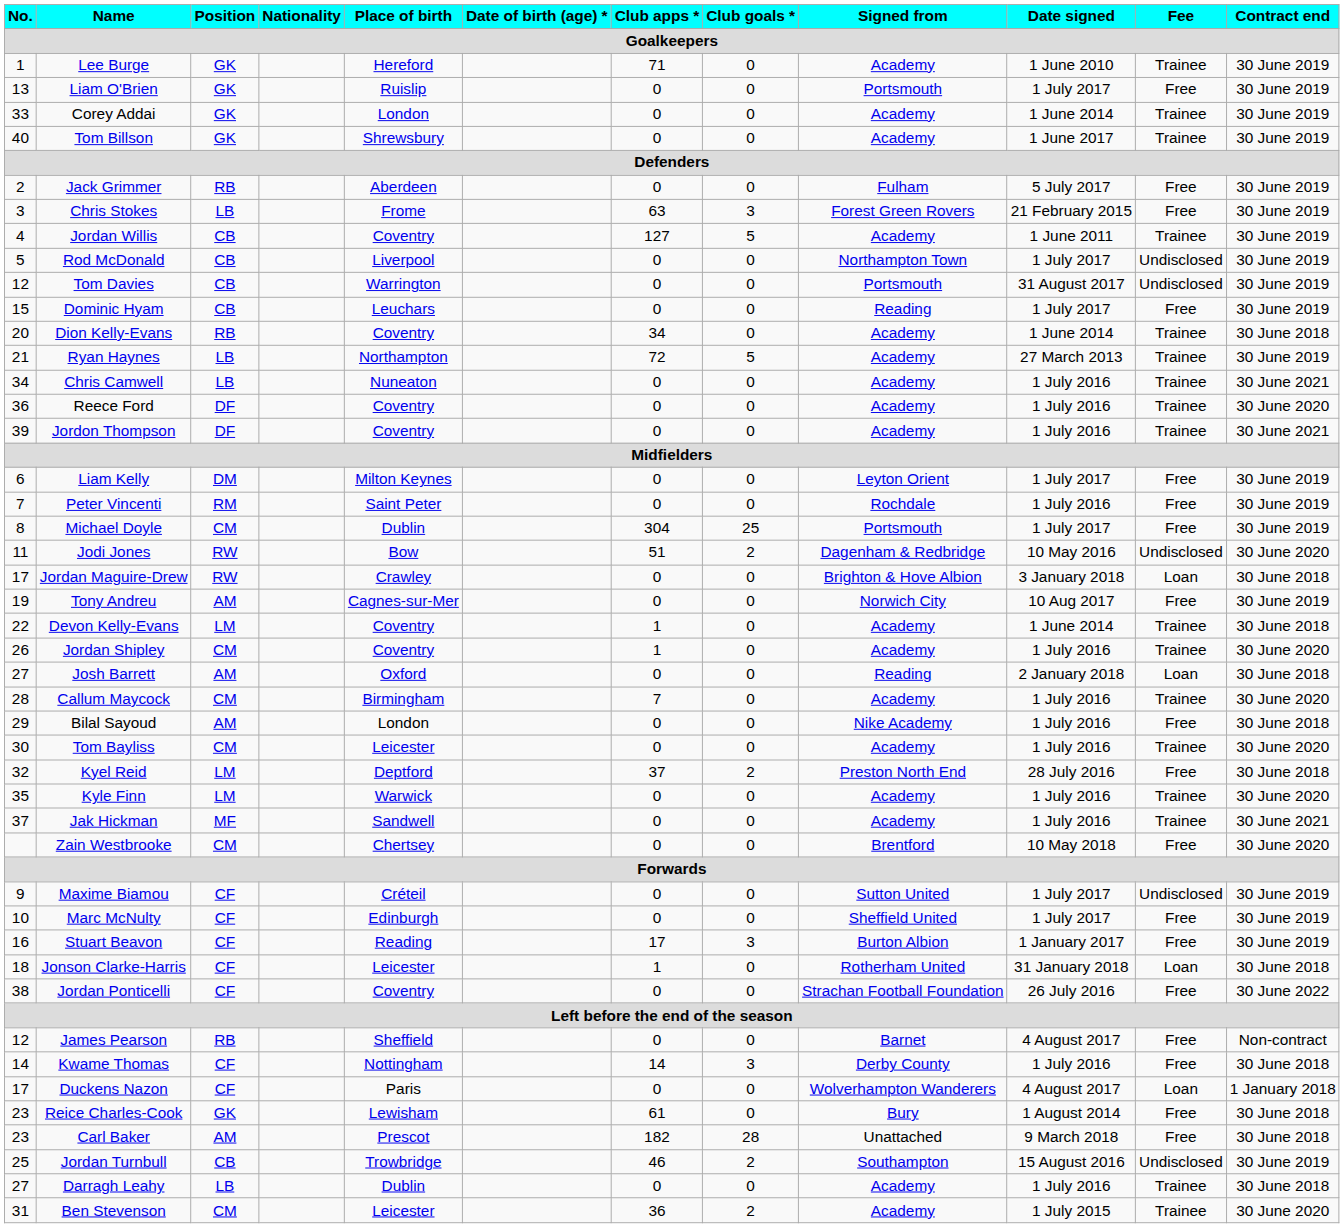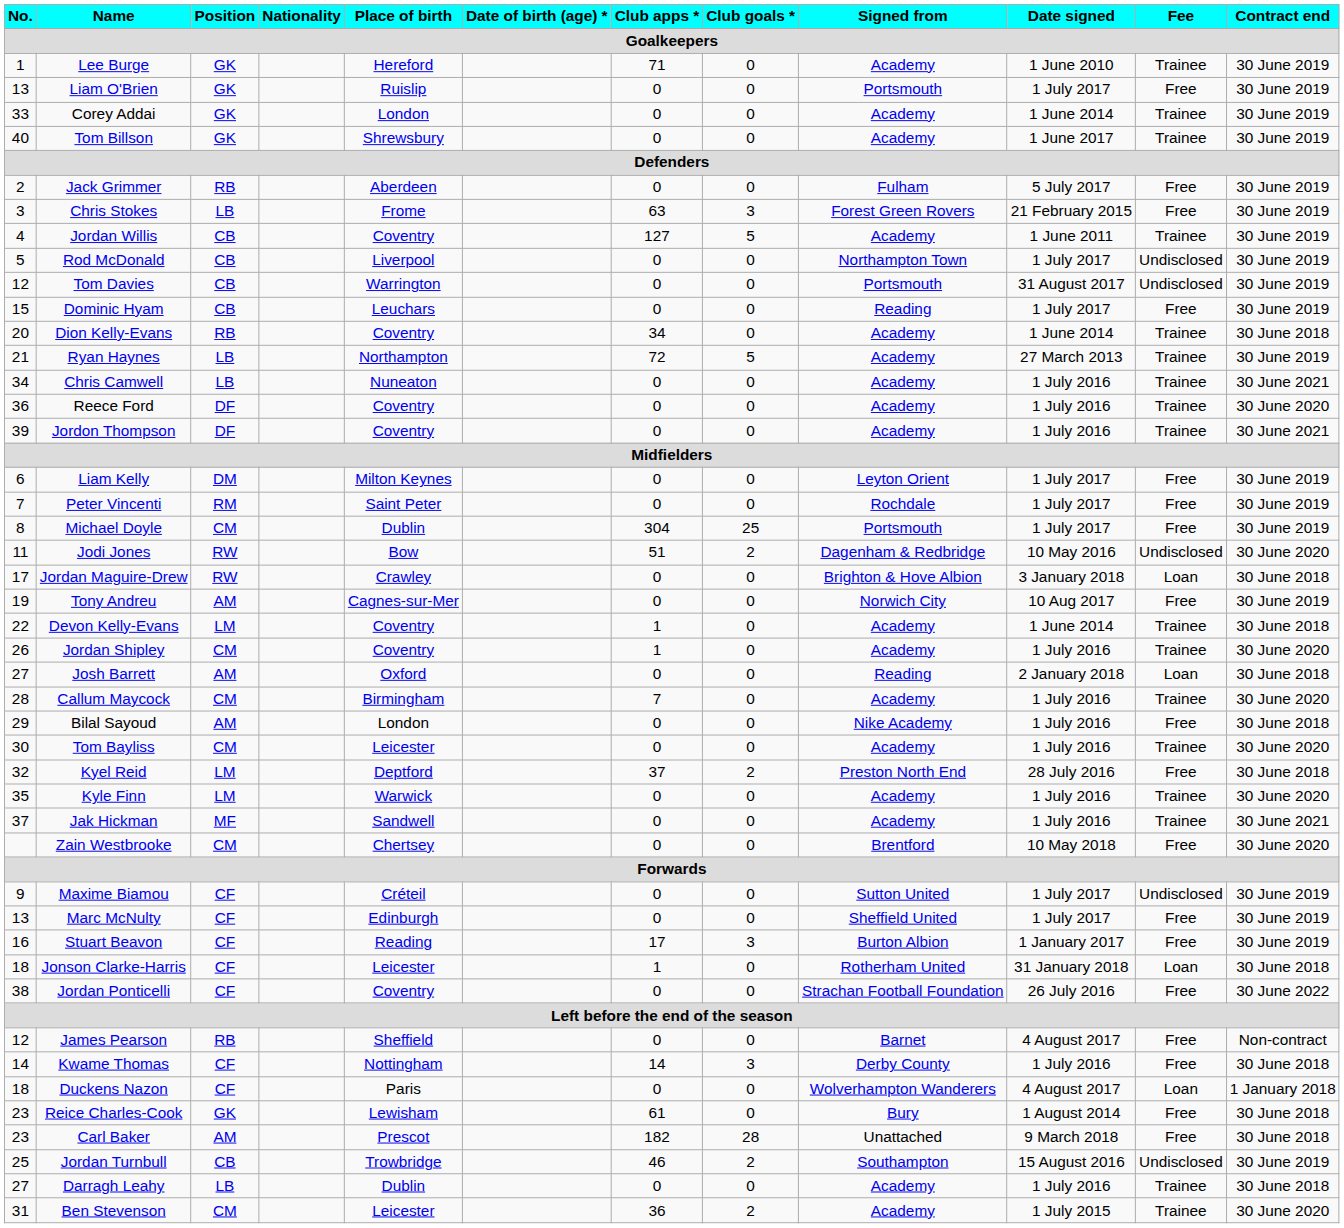(1071, 503) 1 July 2016 -> (1071, 503) 1 July 2017
(20, 917) 10 -> (20, 917) 13
(20, 1088) 17 -> (20, 1088) 18
